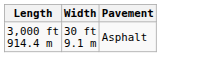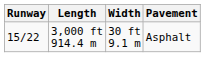+ column: (26, 13)
